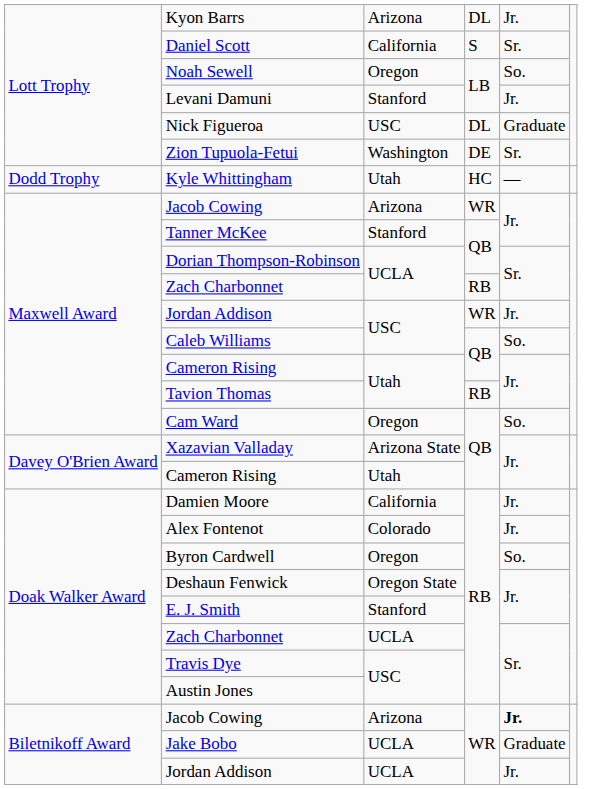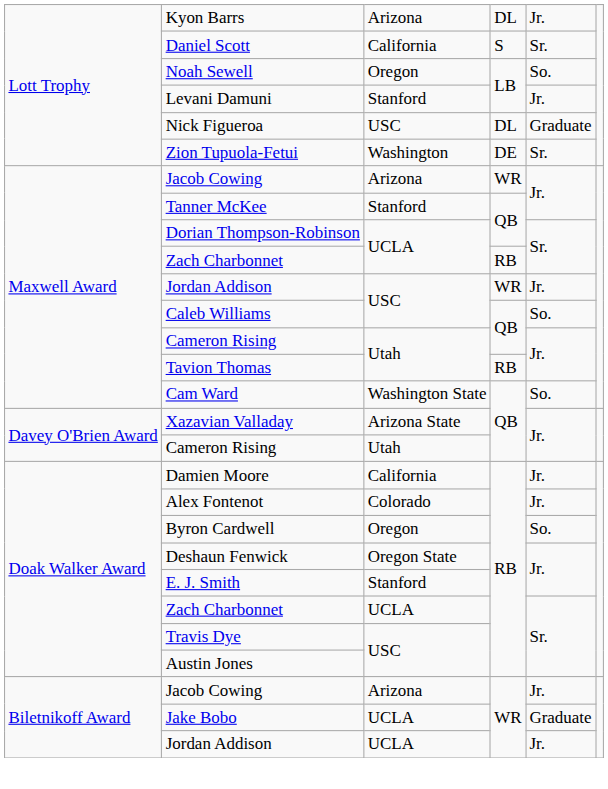- row: (54, 179)
(393, 421) Oregon -> (427, 394) Washington State
(513, 717) bold -> (537, 690) normal
